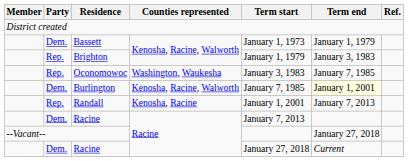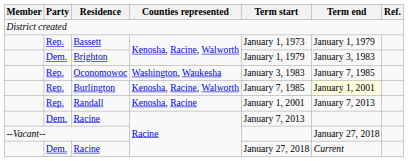(57, 42) Dem. -> (55, 42) Rep.
(55, 57) Rep. -> (57, 57) Dem.
(57, 88) Dem. -> (55, 88) Rep.
